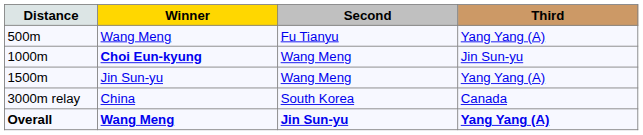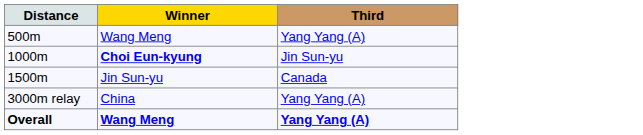- column: (368, 15)
(503, 78) Yang Yang (A) -> (304, 78) Canada
(484, 98) Canada -> (323, 98) Yang Yang (A)
